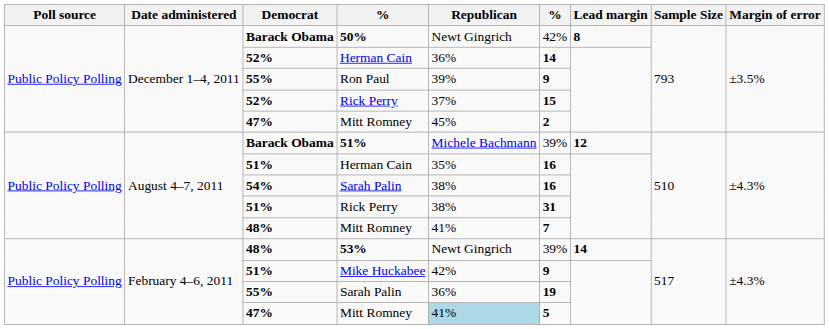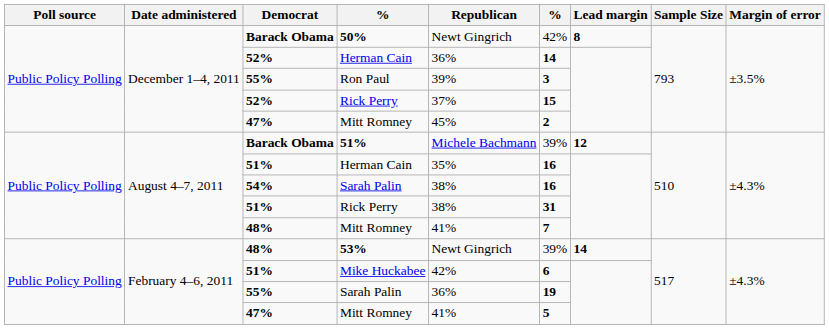(546, 79) 9 -> (546, 79) 3
(546, 270) 9 -> (546, 270) 6
(444, 313) lightblue background -> (444, 313) no background
